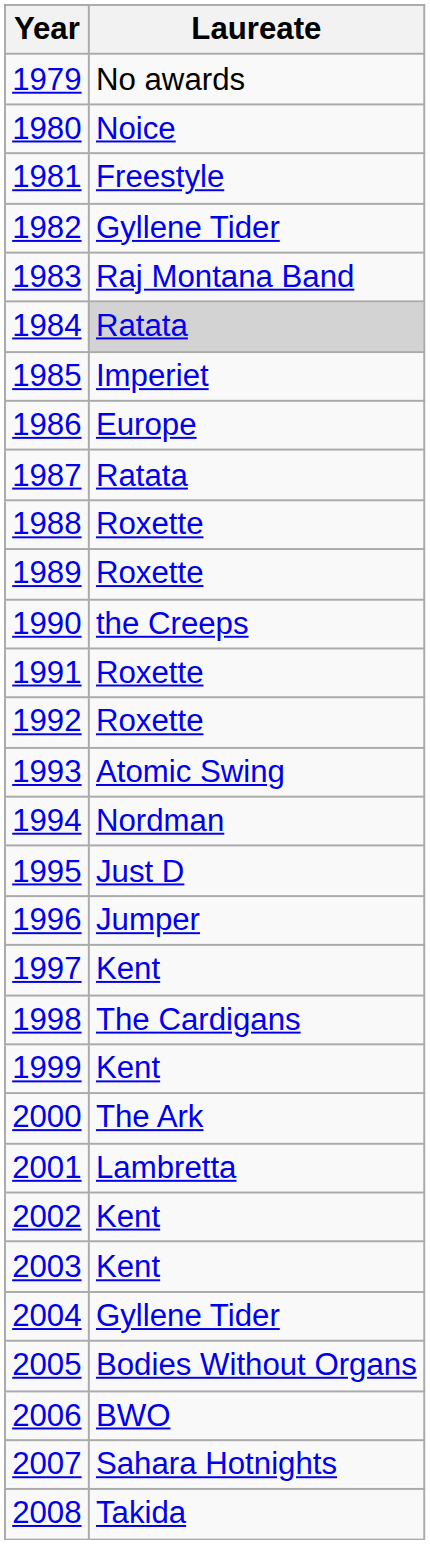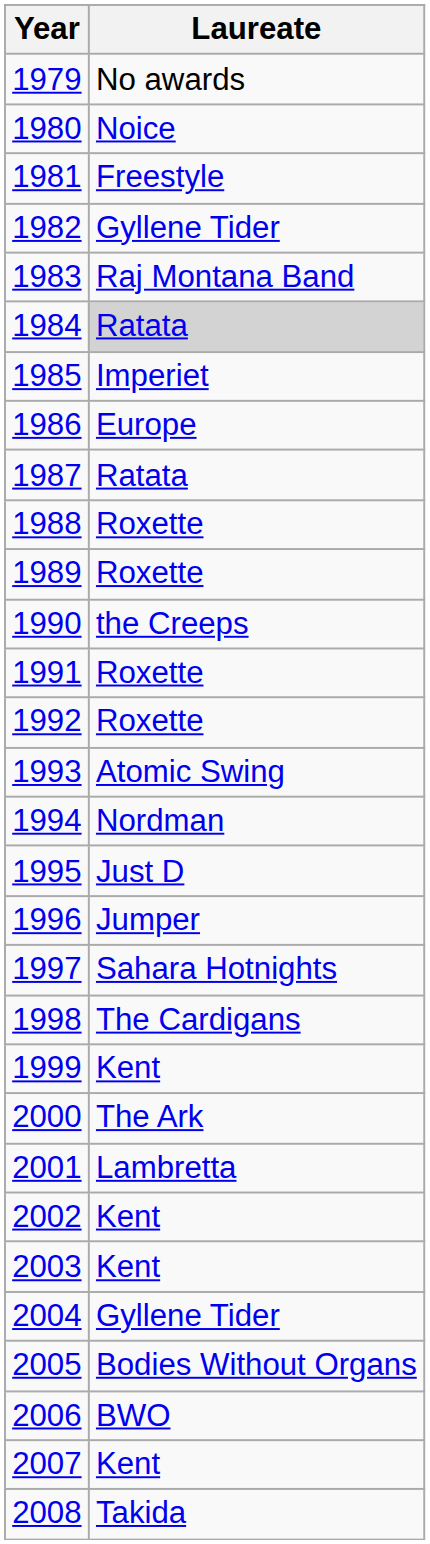(128, 969) Kent -> (217, 969) Sahara Hotnights
(217, 1464) Sahara Hotnights -> (128, 1464) Kent
